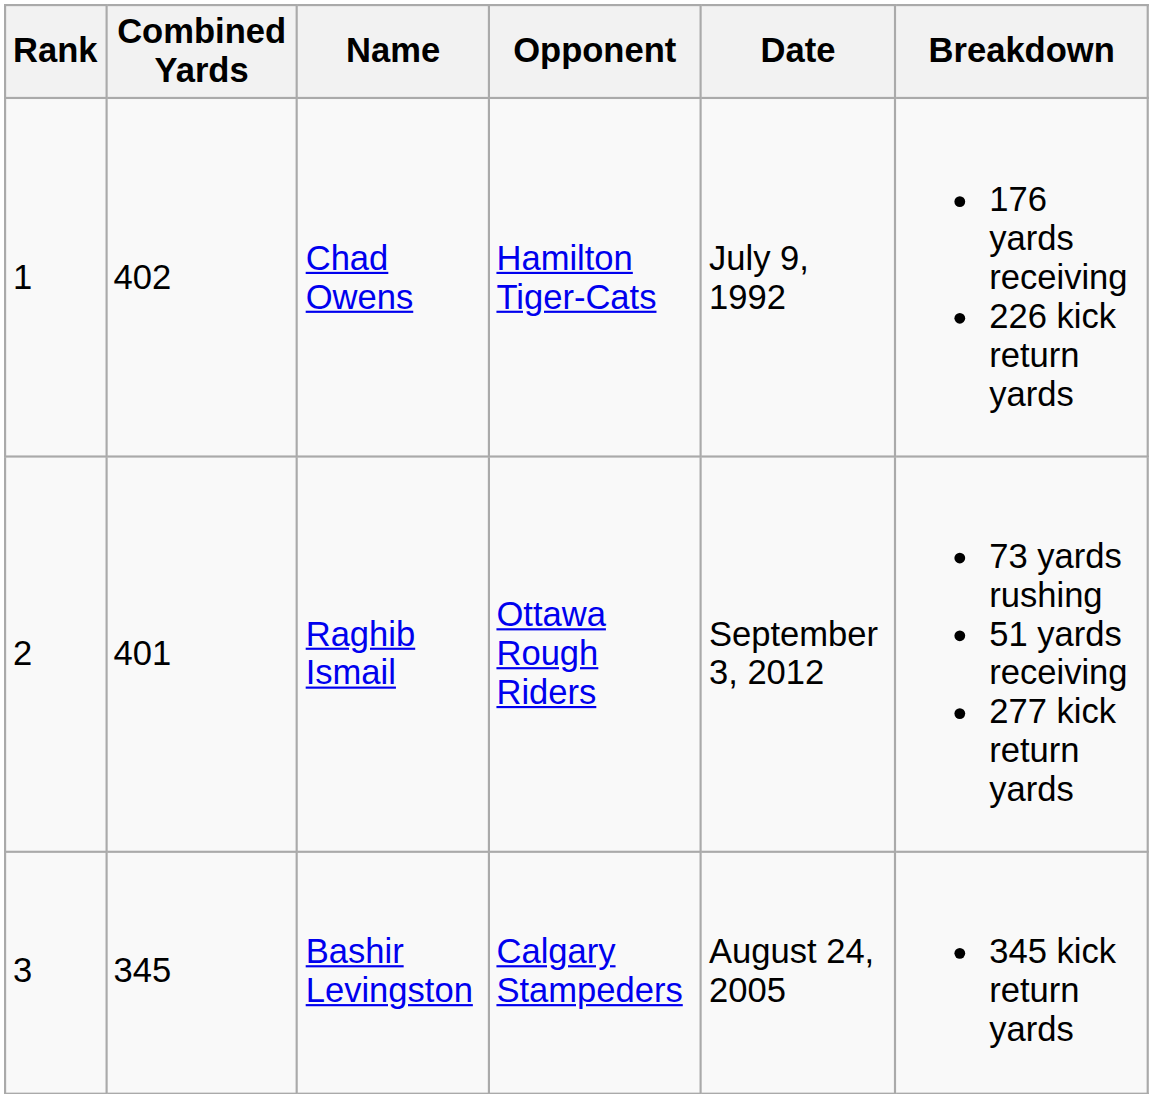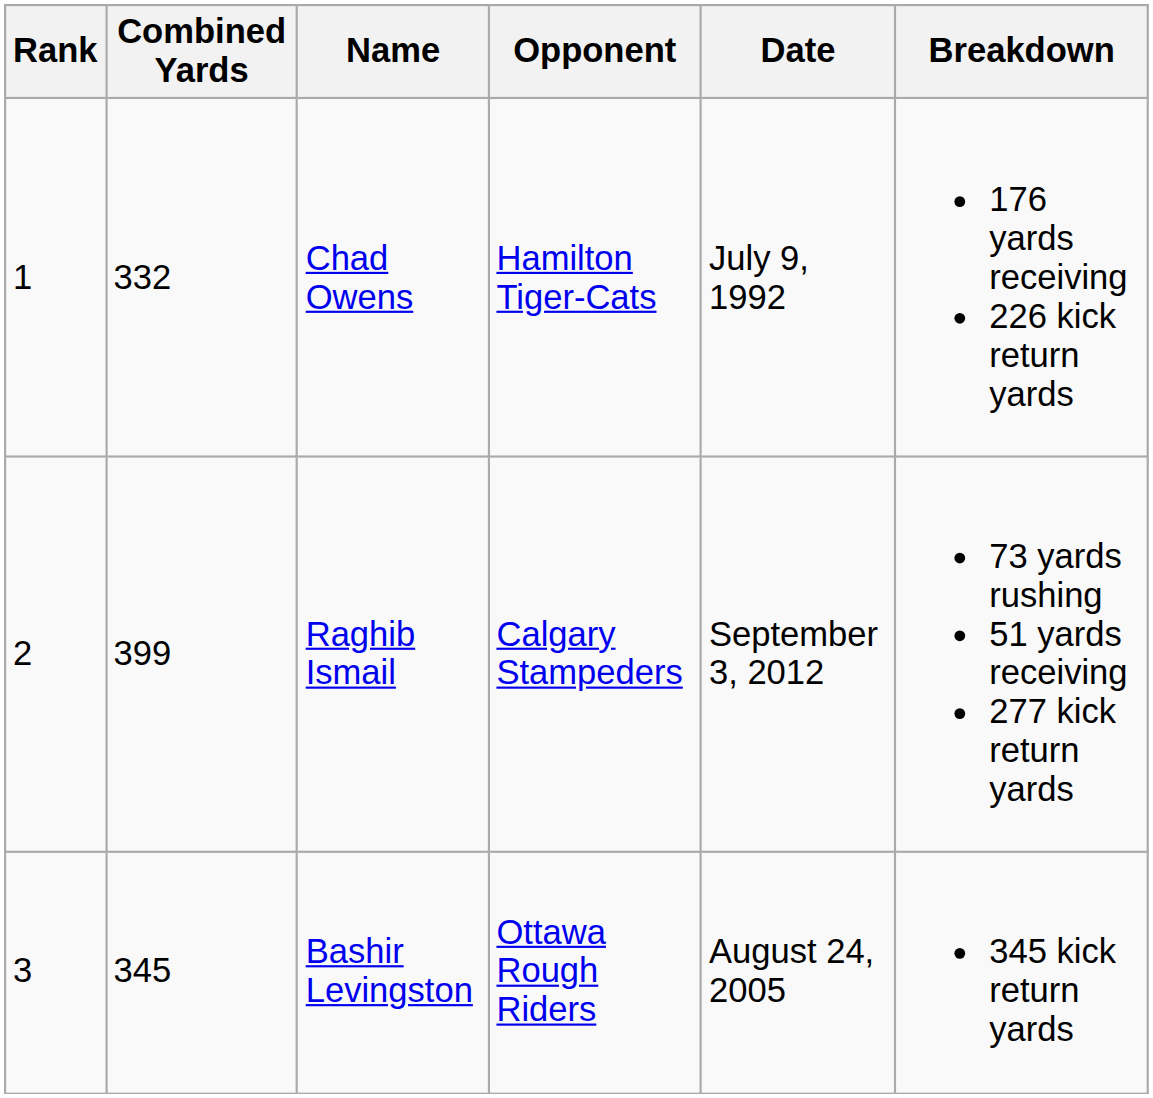(142, 276) 402 -> (142, 276) 332
(142, 653) 401 -> (142, 653) 399
(551, 653) Ottawa Rough Riders -> (590, 653) Calgary Stampeders
(590, 971) Calgary Stampeders -> (551, 971) Ottawa Rough Riders
